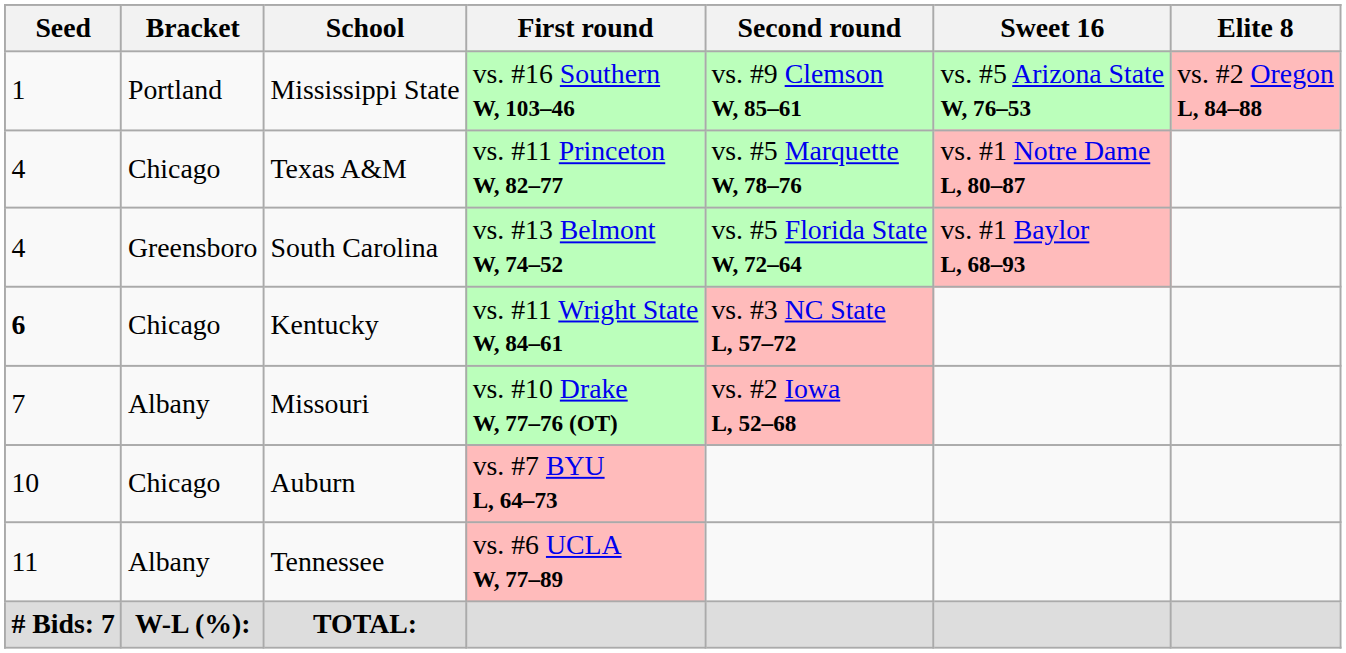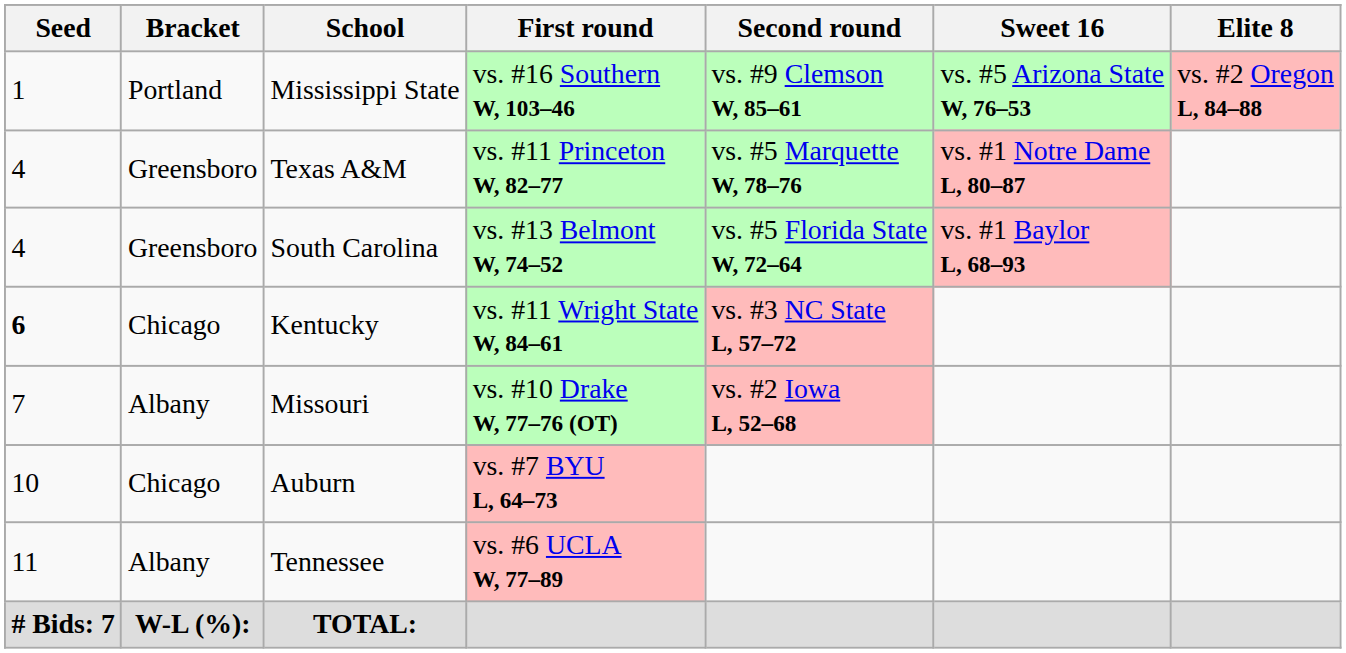(174, 168) Chicago -> (193, 168) Greensboro
